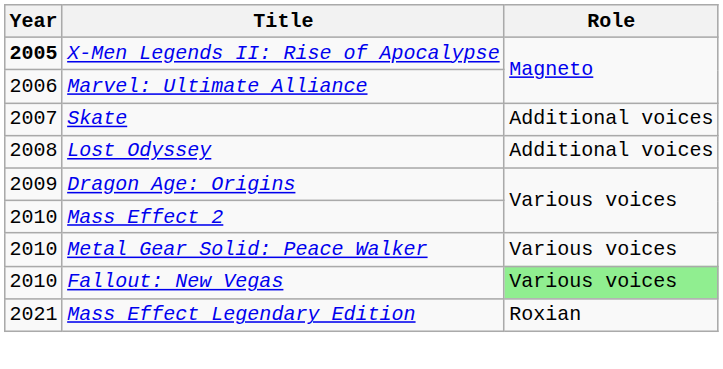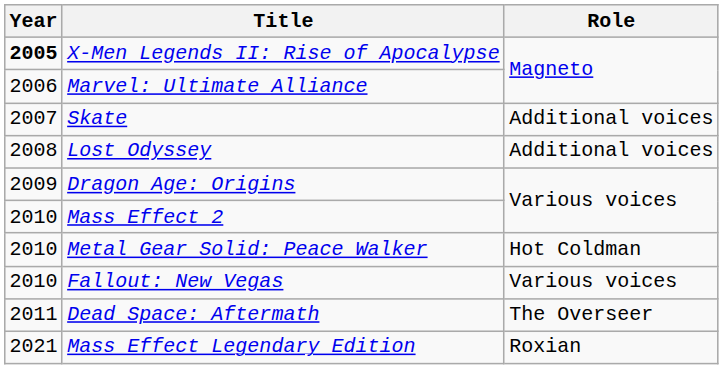(593, 249) Various voices -> (575, 249) Hot Coldman
(593, 282) lightgreen background -> (593, 282) no background
+ row: (193, 315)
